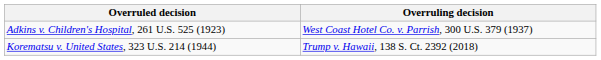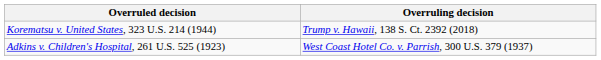rows swapped: (116, 30) <-> (111, 47)
